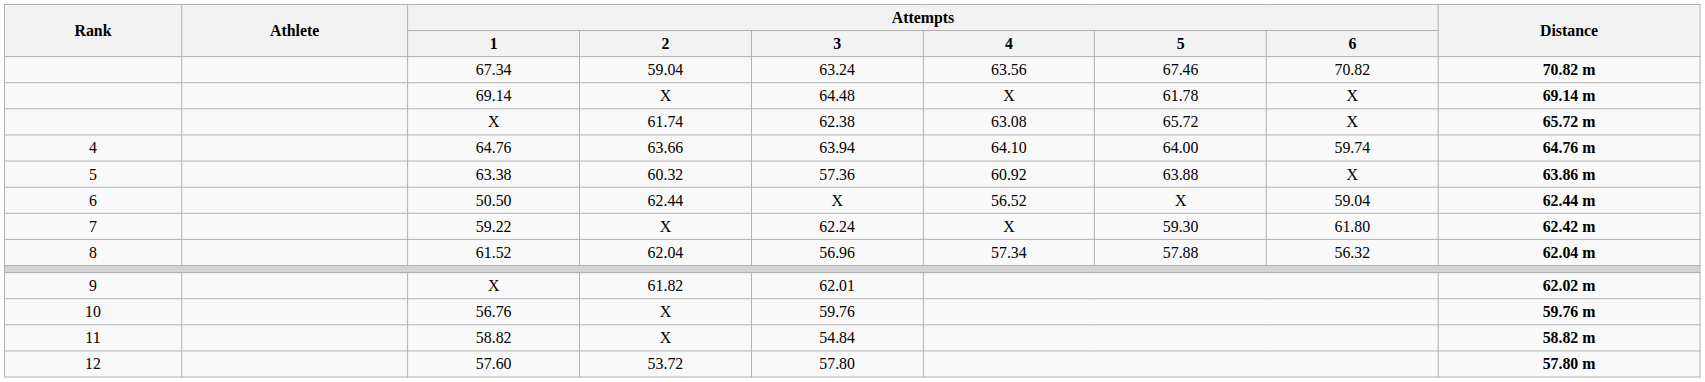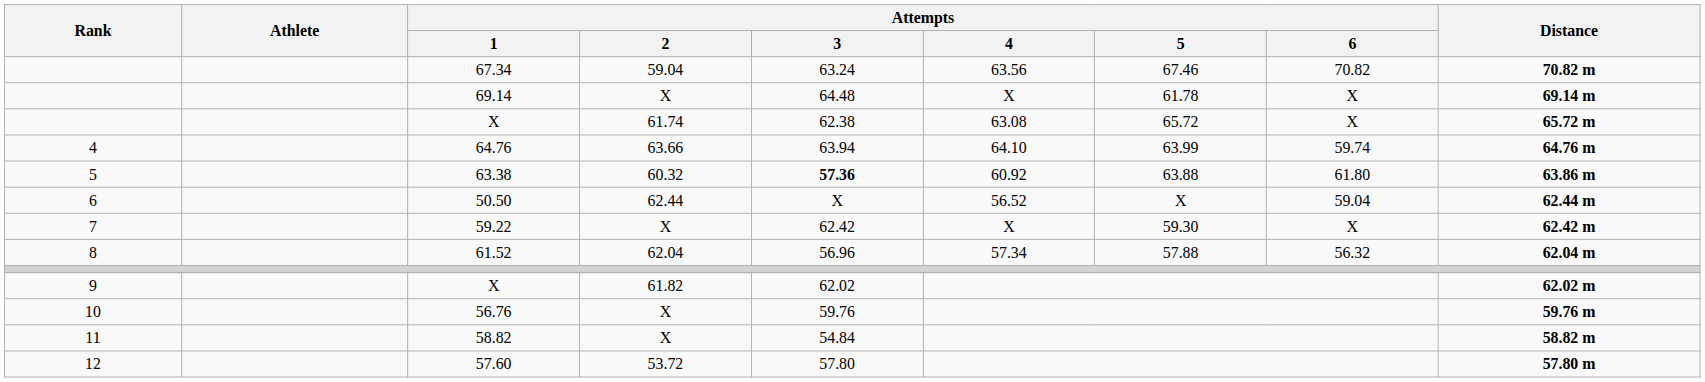(1181, 147) 64.00 -> (1181, 147) 63.99
(837, 173) normal -> (837, 173) bold
(1352, 173) X -> (1352, 173) 61.80
(837, 226) 62.24 -> (837, 226) 62.42
(1352, 226) 61.80 -> (1352, 226) X
(837, 285) 62.01 -> (837, 285) 62.02
